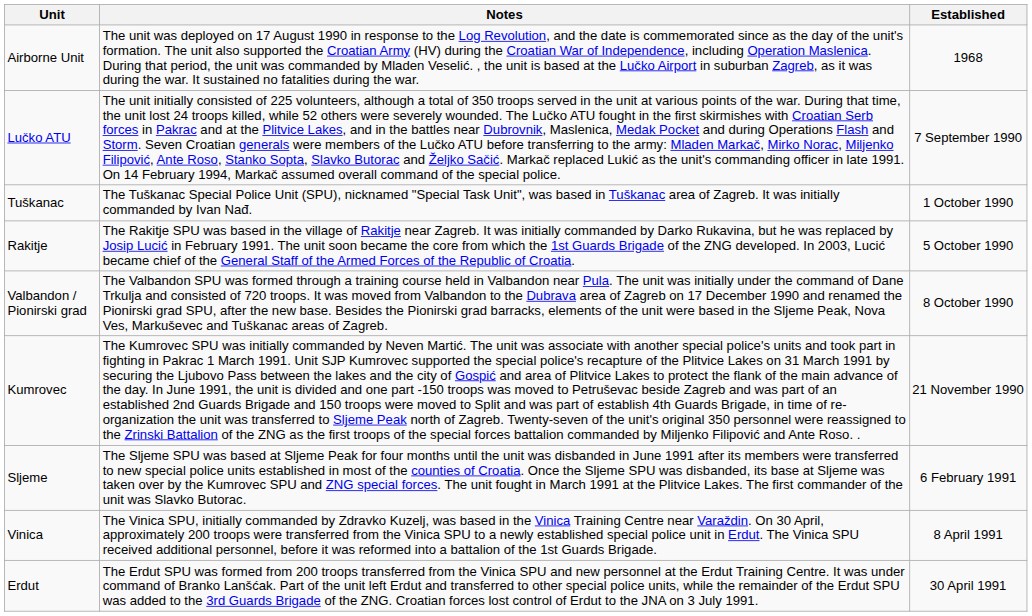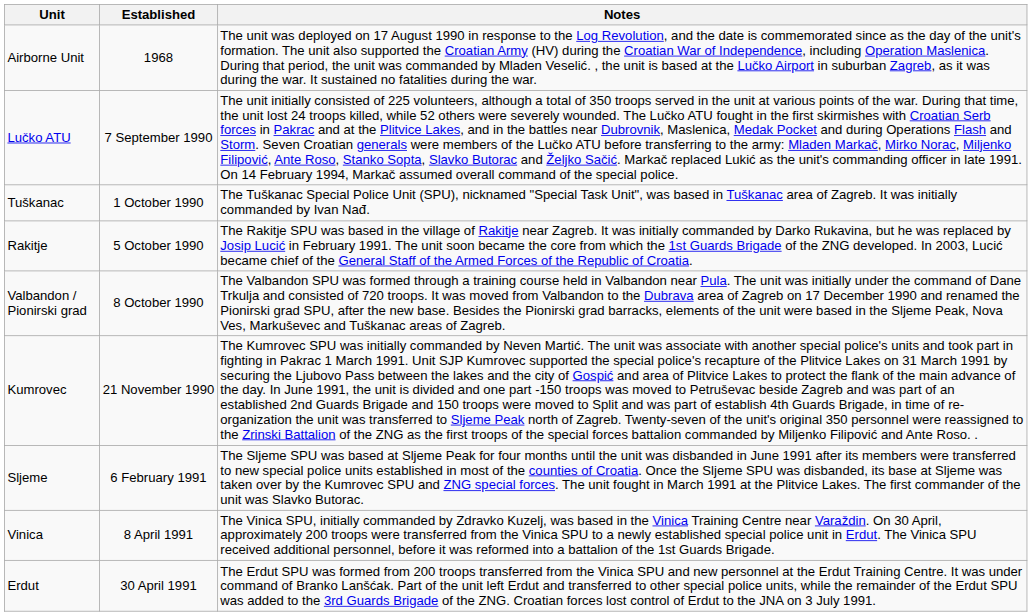columns swapped: (968, 14) <-> (504, 14)
